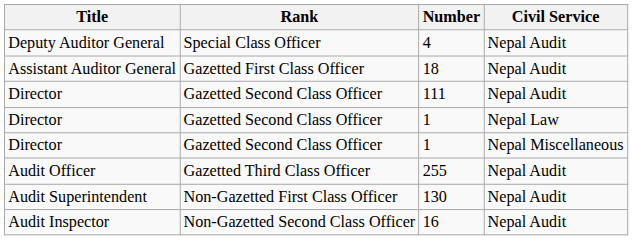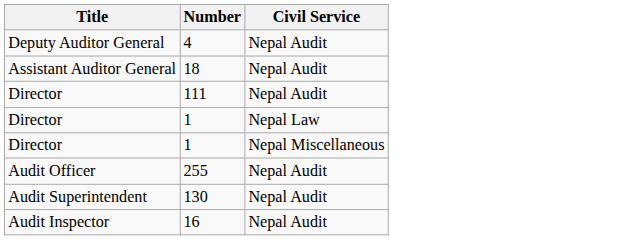- column: (299, 17)
